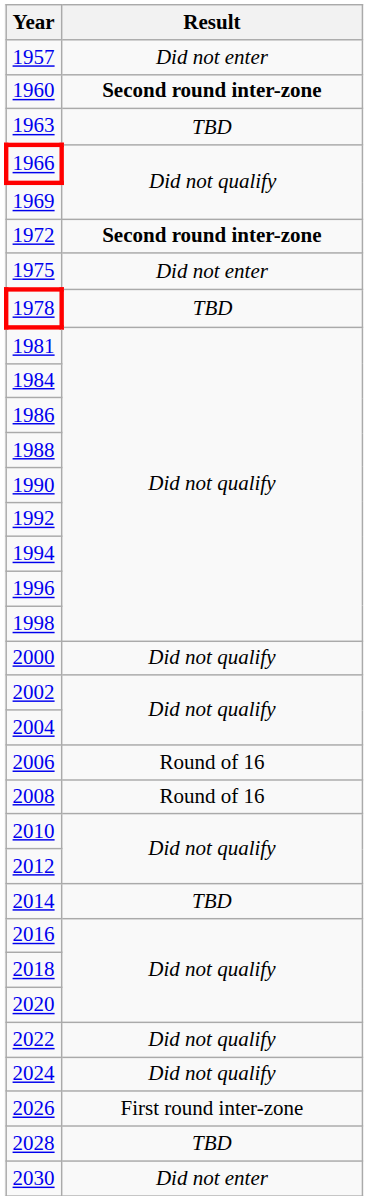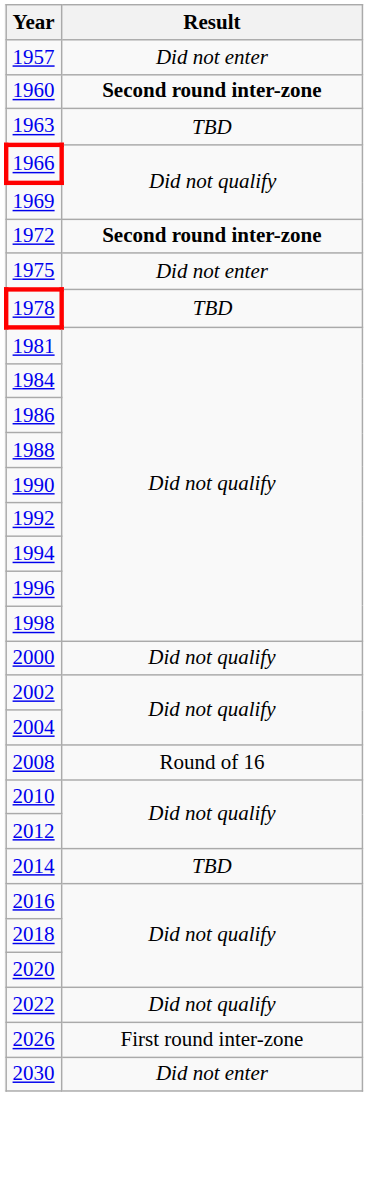- row: (34, 762)
- row: (34, 1074)
- row: (34, 1143)
